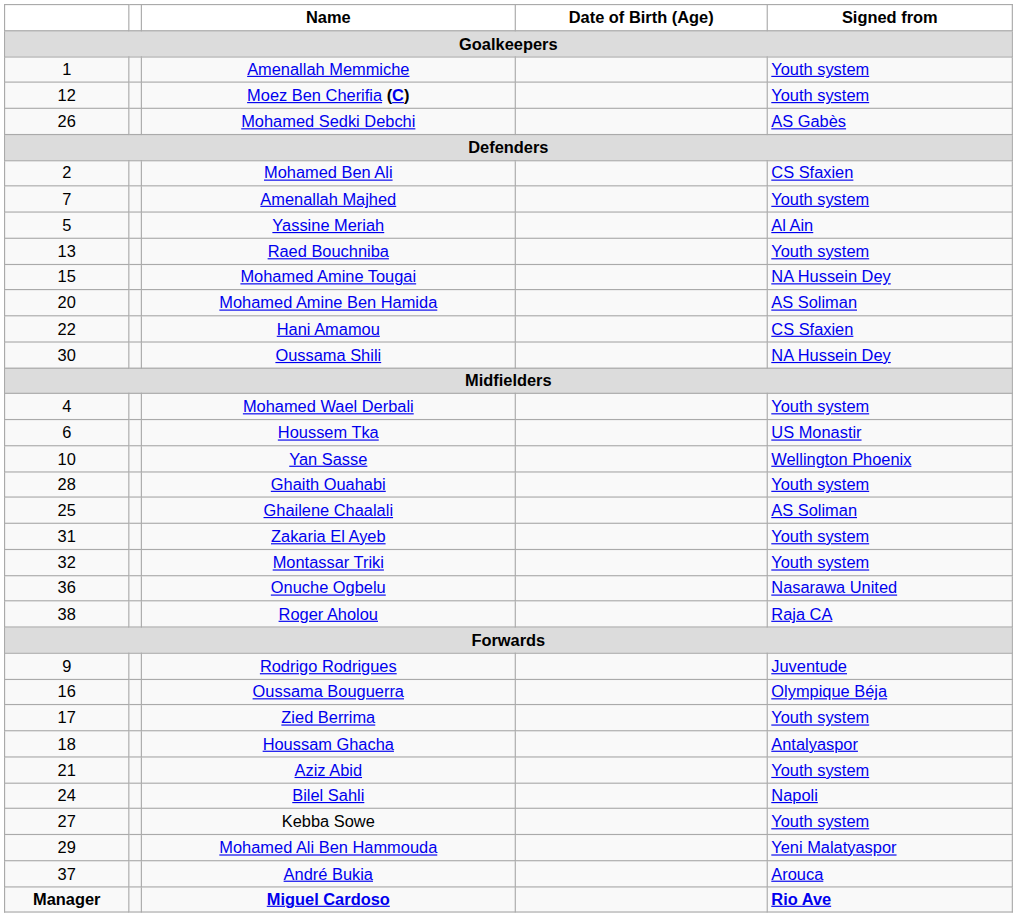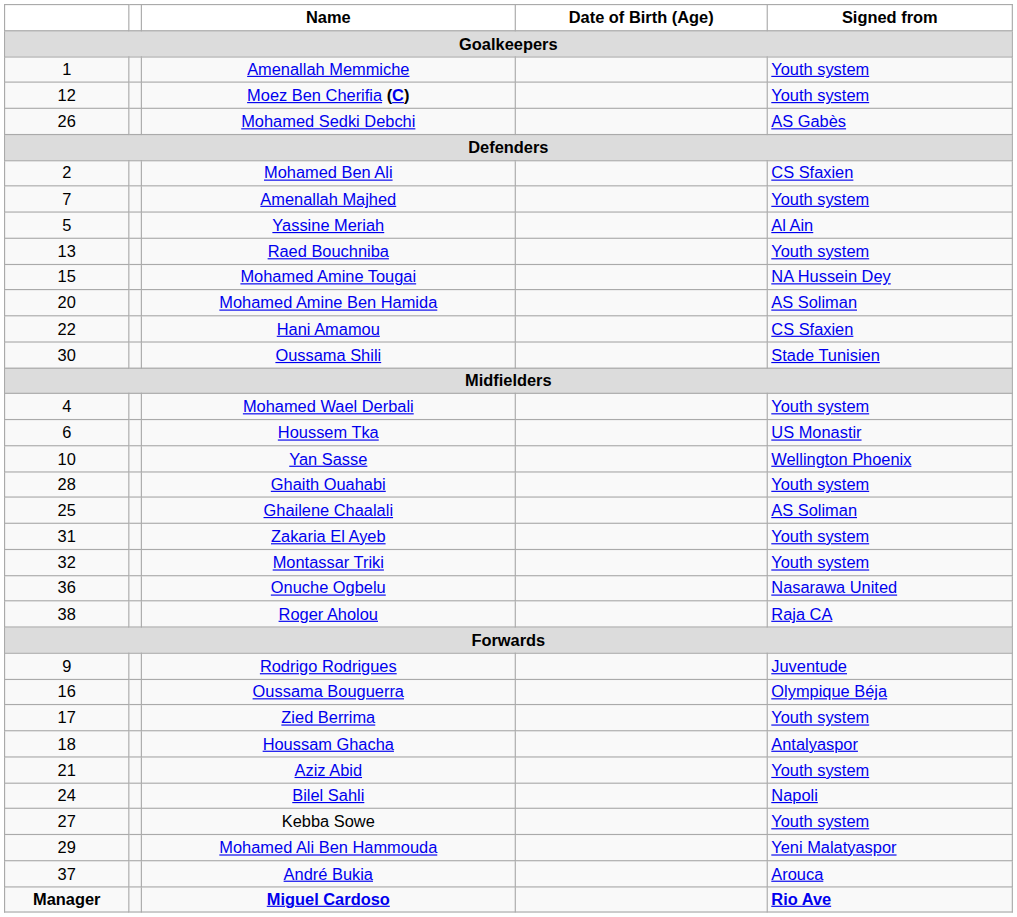(831, 355) NA Hussein Dey -> (826, 355) Stade Tunisien
